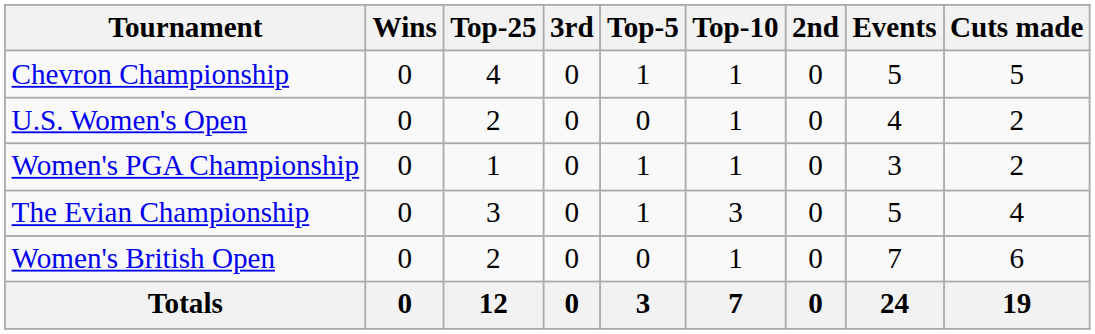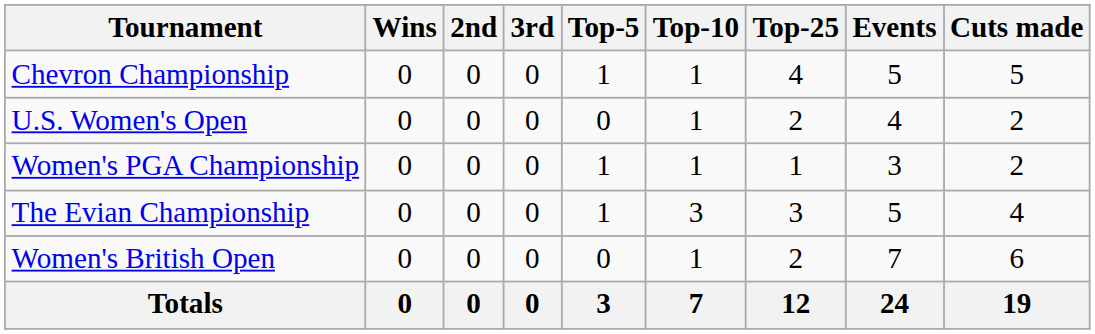columns swapped: (815, 27) <-> (493, 27)
